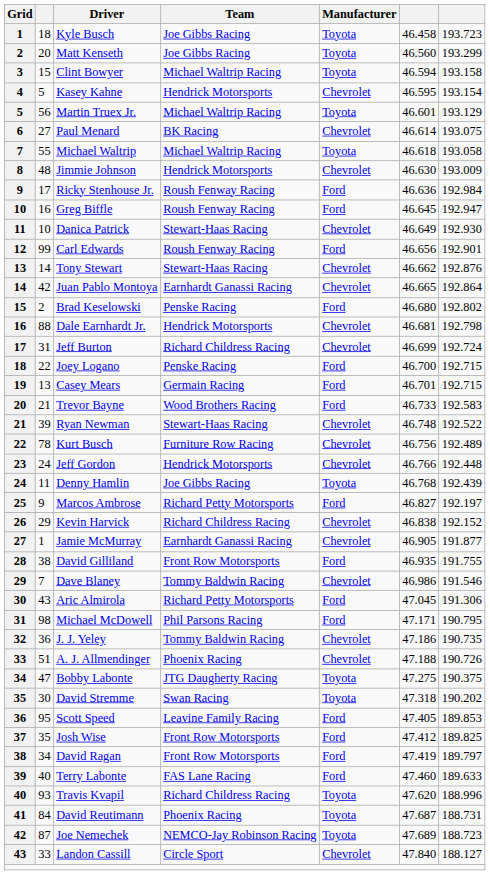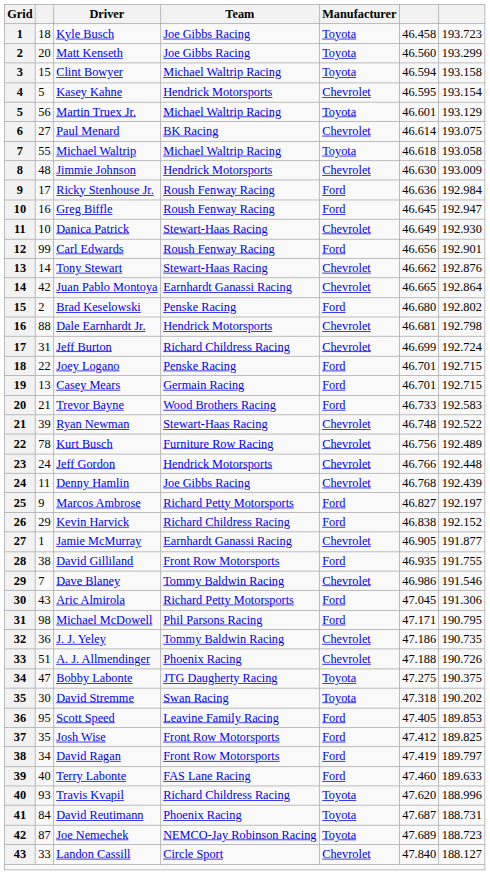(419, 365) 46.700 -> (419, 365) 46.701
(339, 483) Toyota -> (346, 483) Chevrolet
(346, 522) Chevrolet -> (334, 522) Ford
